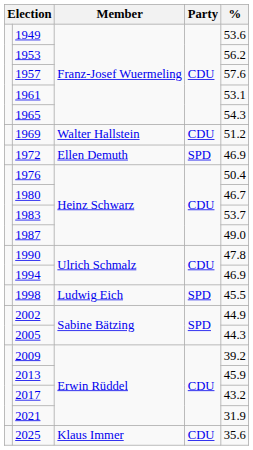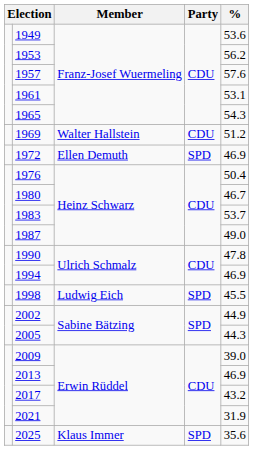(235, 355) 39.2 -> (235, 355) 39.0
(235, 375) 45.9 -> (235, 375) 46.9
(201, 435) CDU -> (199, 435) SPD
